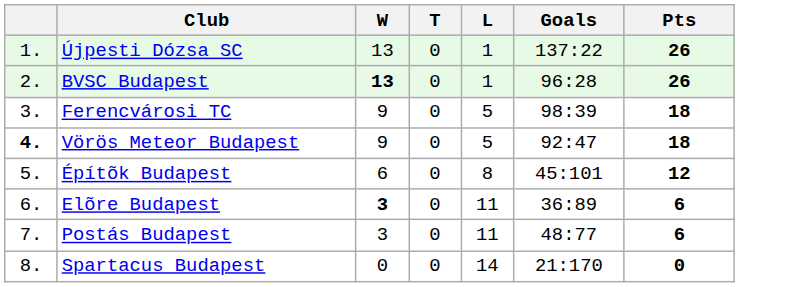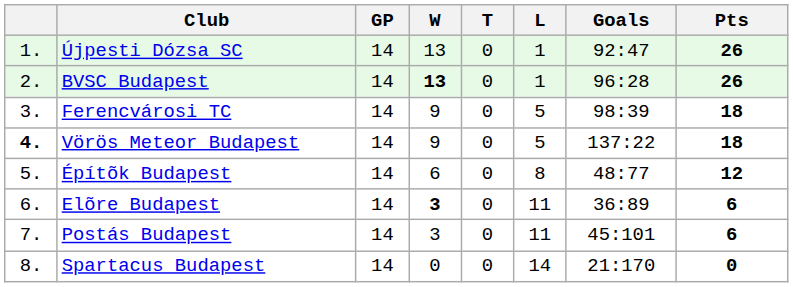+ column: (382, 20)
(569, 51) 137:22 -> (621, 51) 92:47
(569, 143) 92:47 -> (621, 143) 137:22
(569, 174) 45:101 -> (621, 174) 48:77
(569, 235) 48:77 -> (621, 235) 45:101
